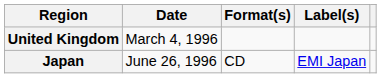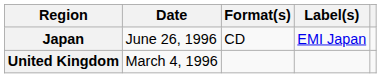rows swapped: (63, 38) <-> (63, 61)
